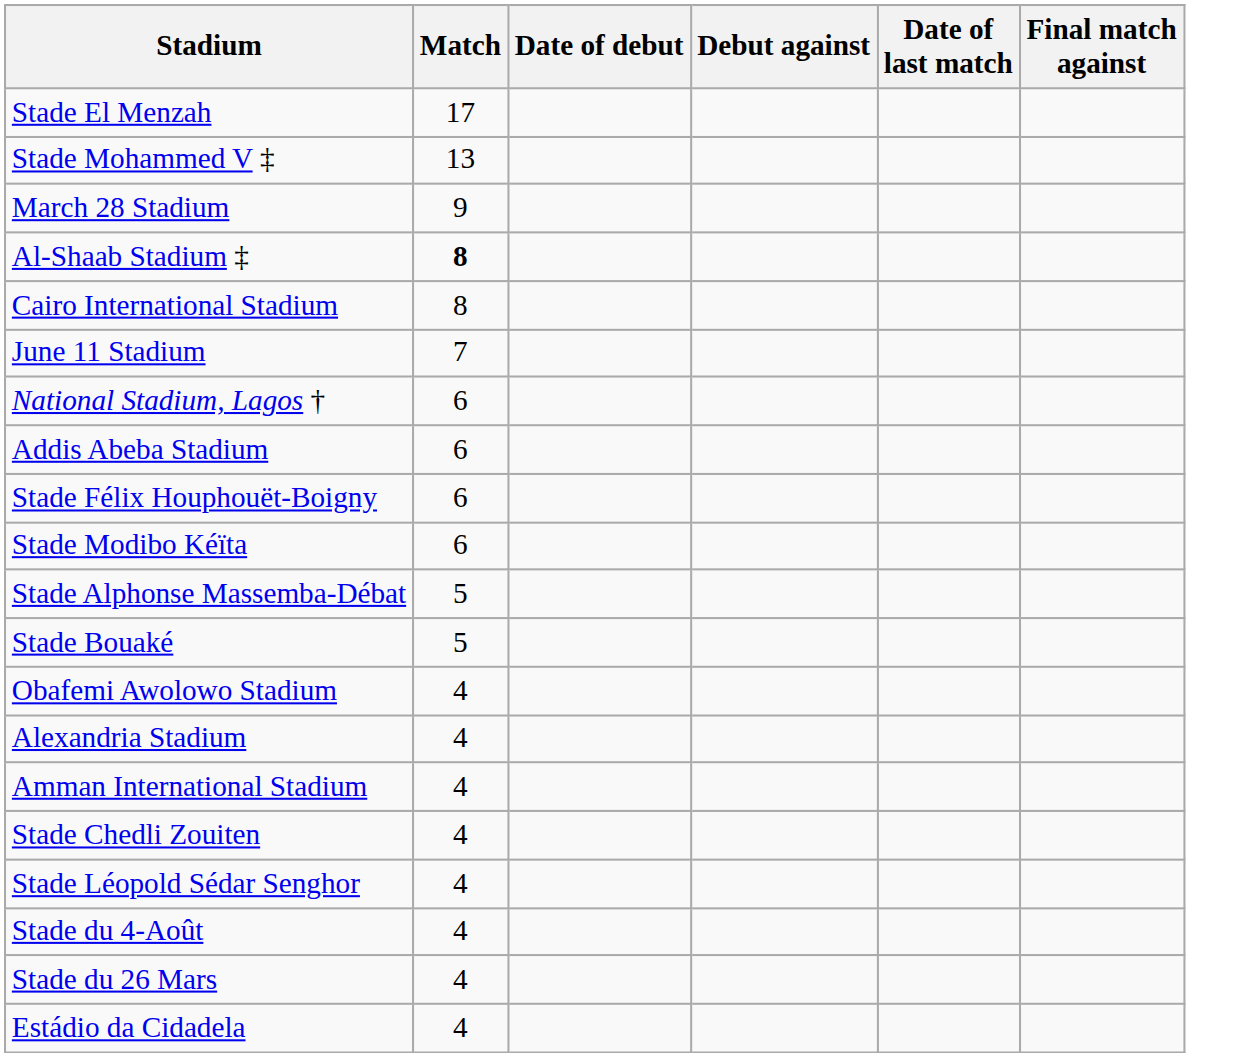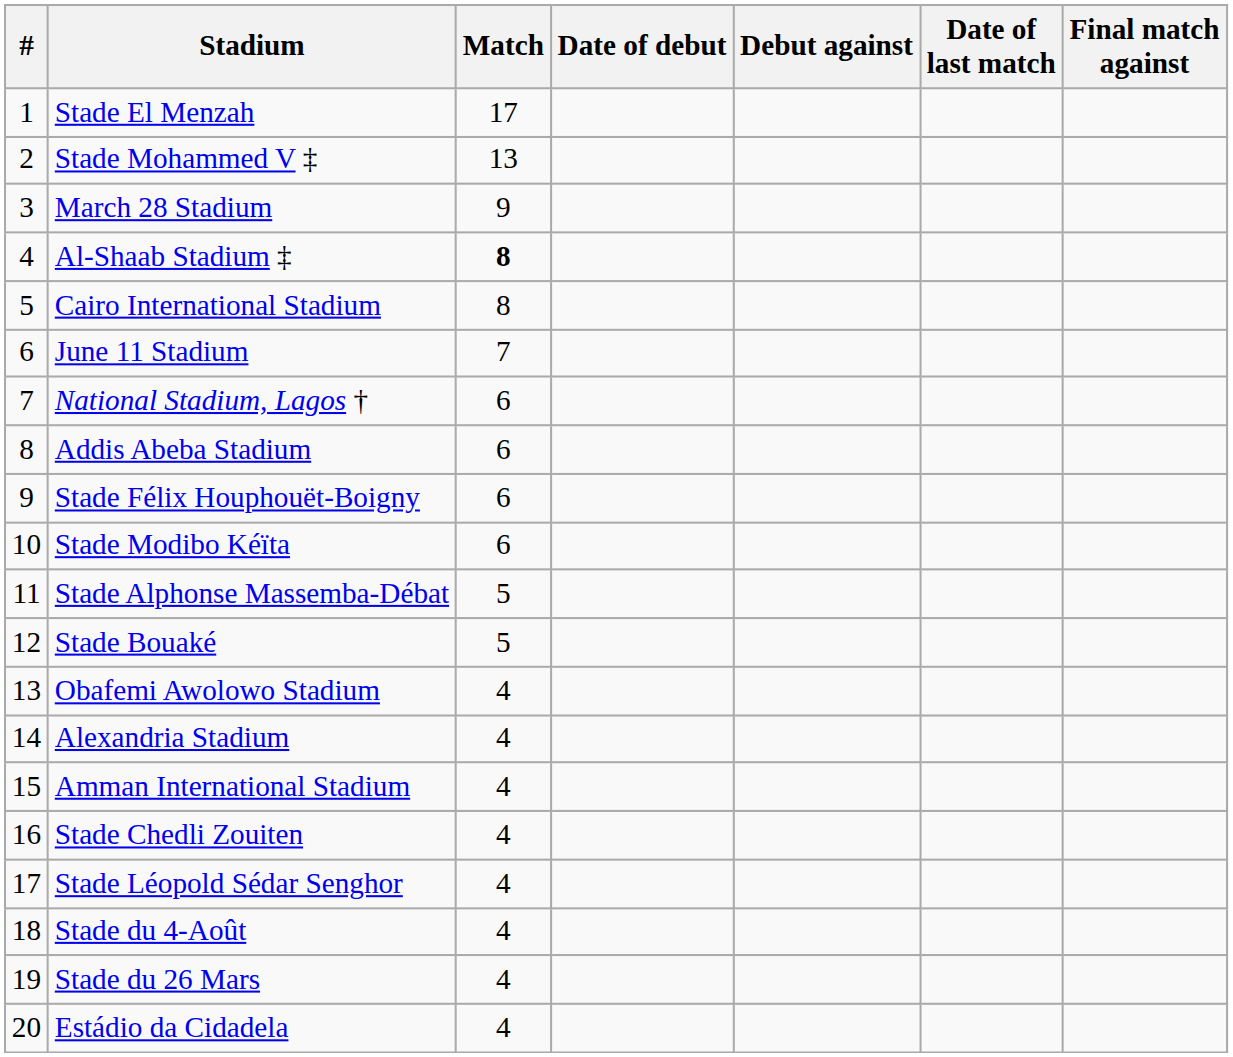+ column: (26, 46)
